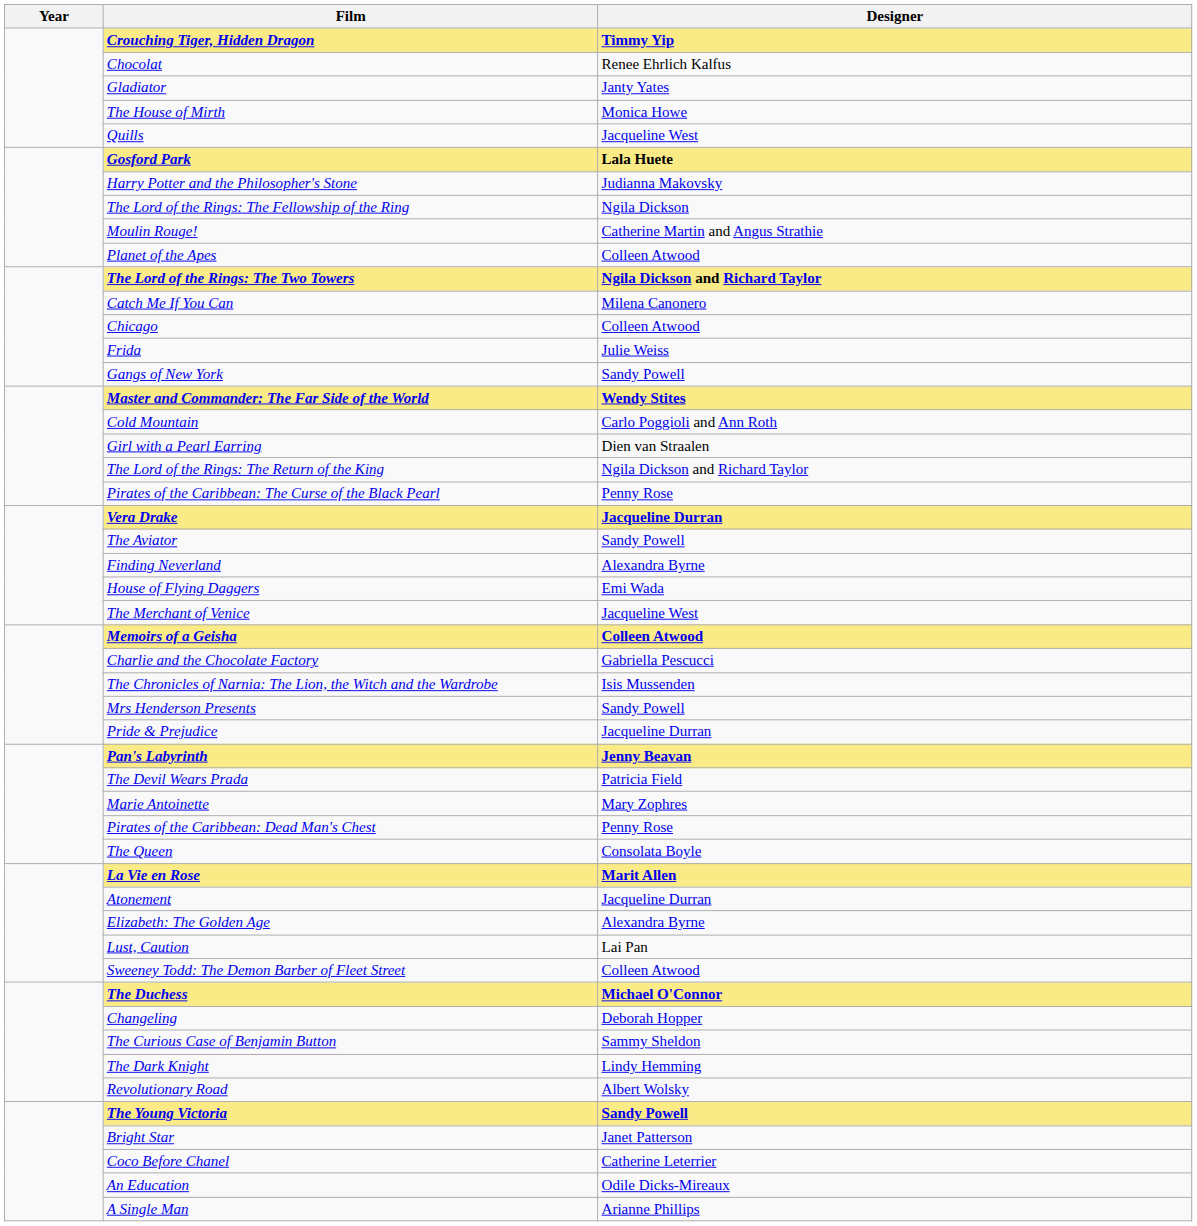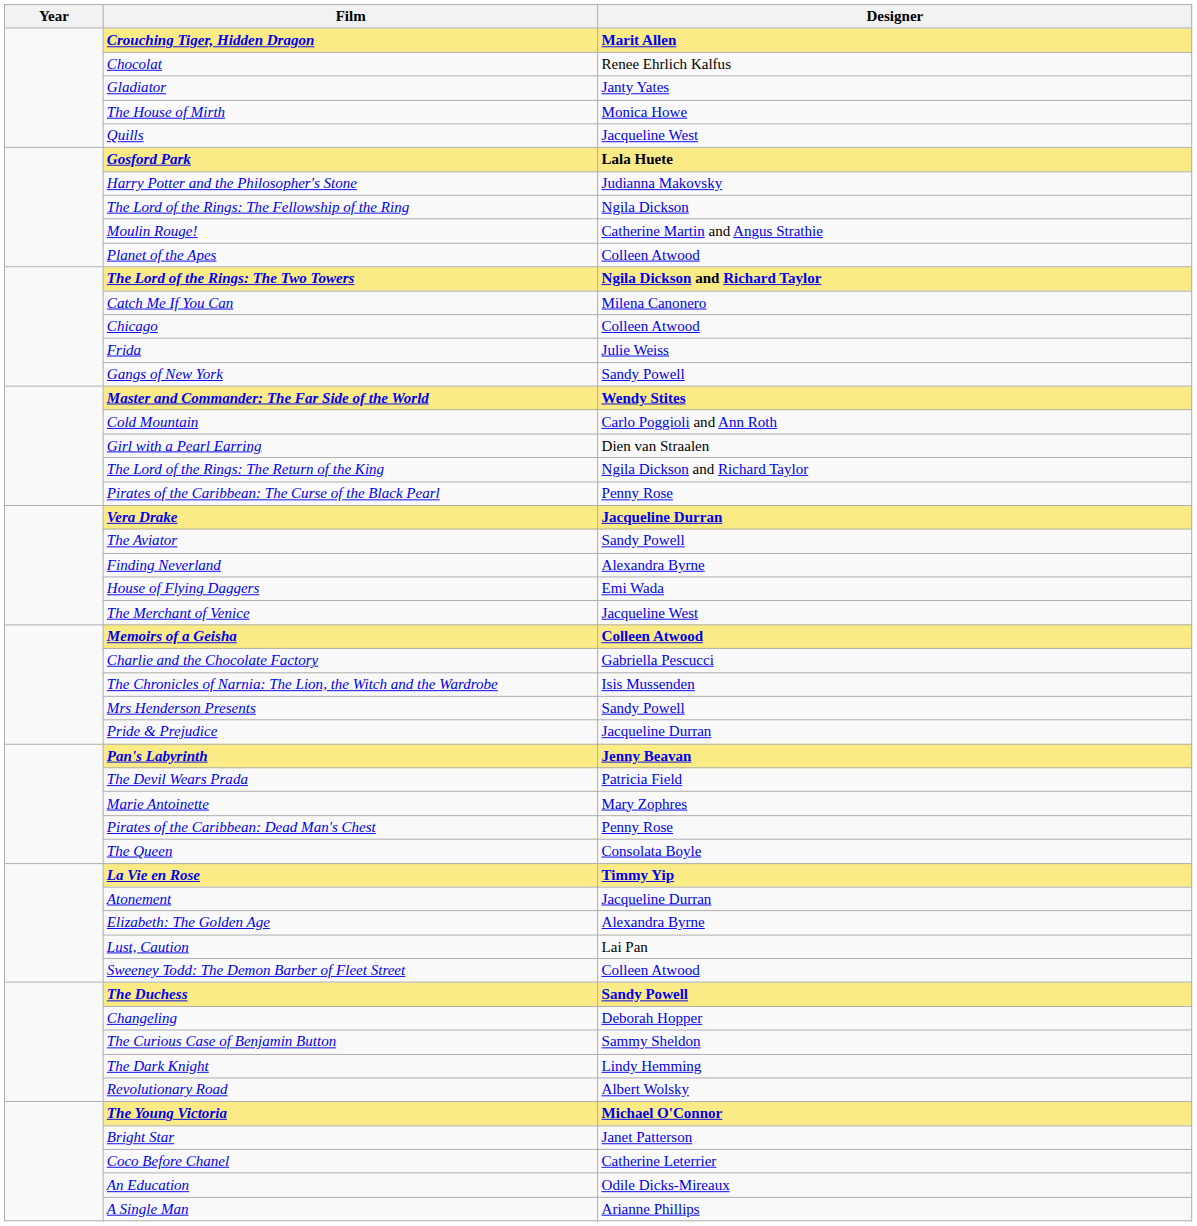(638, 40) Timmy Yip -> (639, 40) Marit Allen
(639, 875) Marit Allen -> (638, 875) Timmy Yip
(662, 994) Michael O'Connor -> (645, 994) Sandy Powell
(645, 1113) Sandy Powell -> (662, 1113) Michael O'Connor
